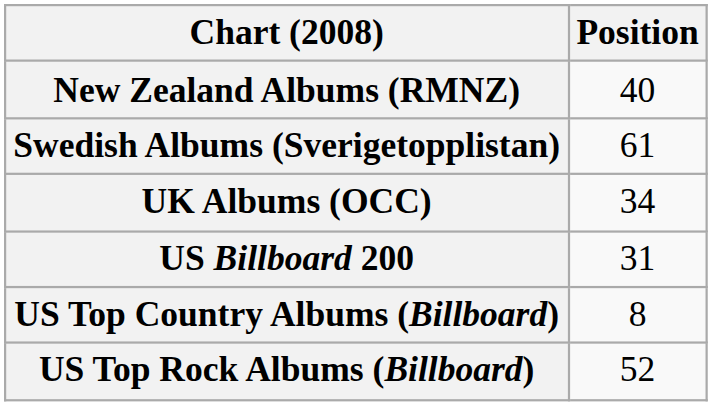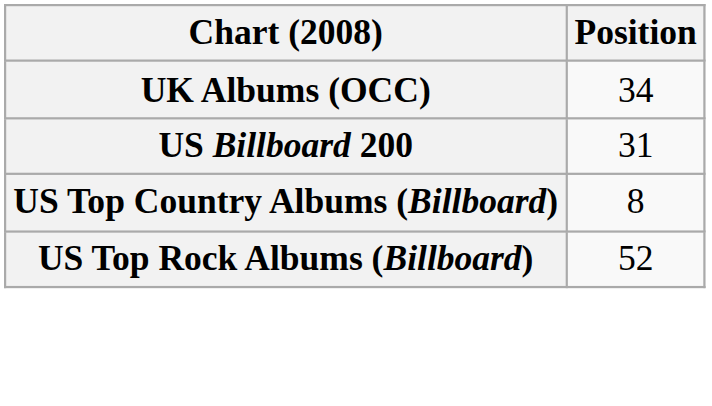- row: (287, 88)
- row: (287, 145)
